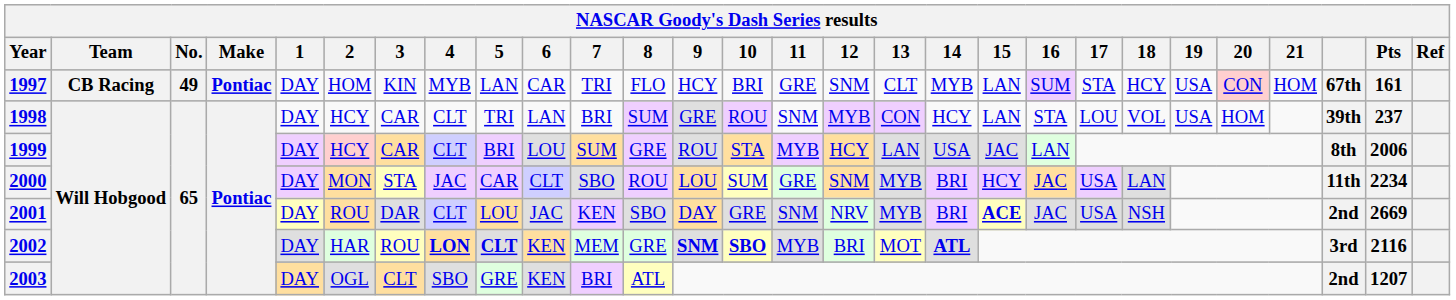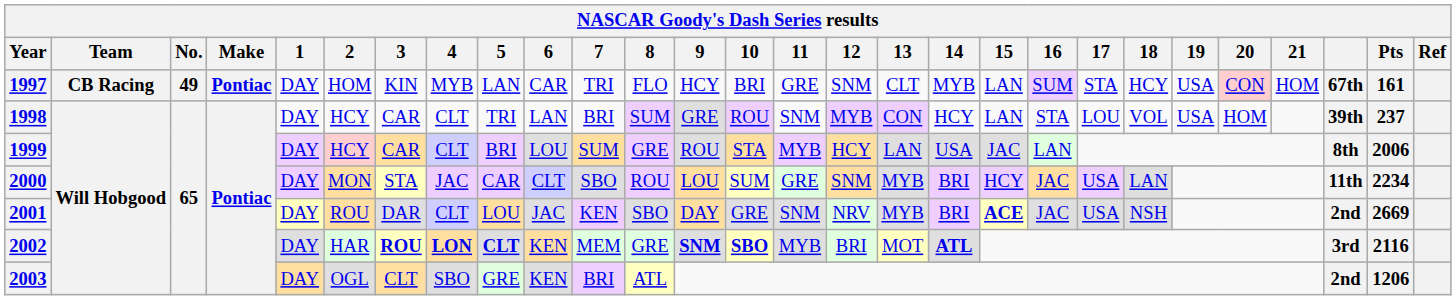(400, 246) normal -> (401, 246) bold
(1389, 278) 1207 -> (1391, 278) 1206
